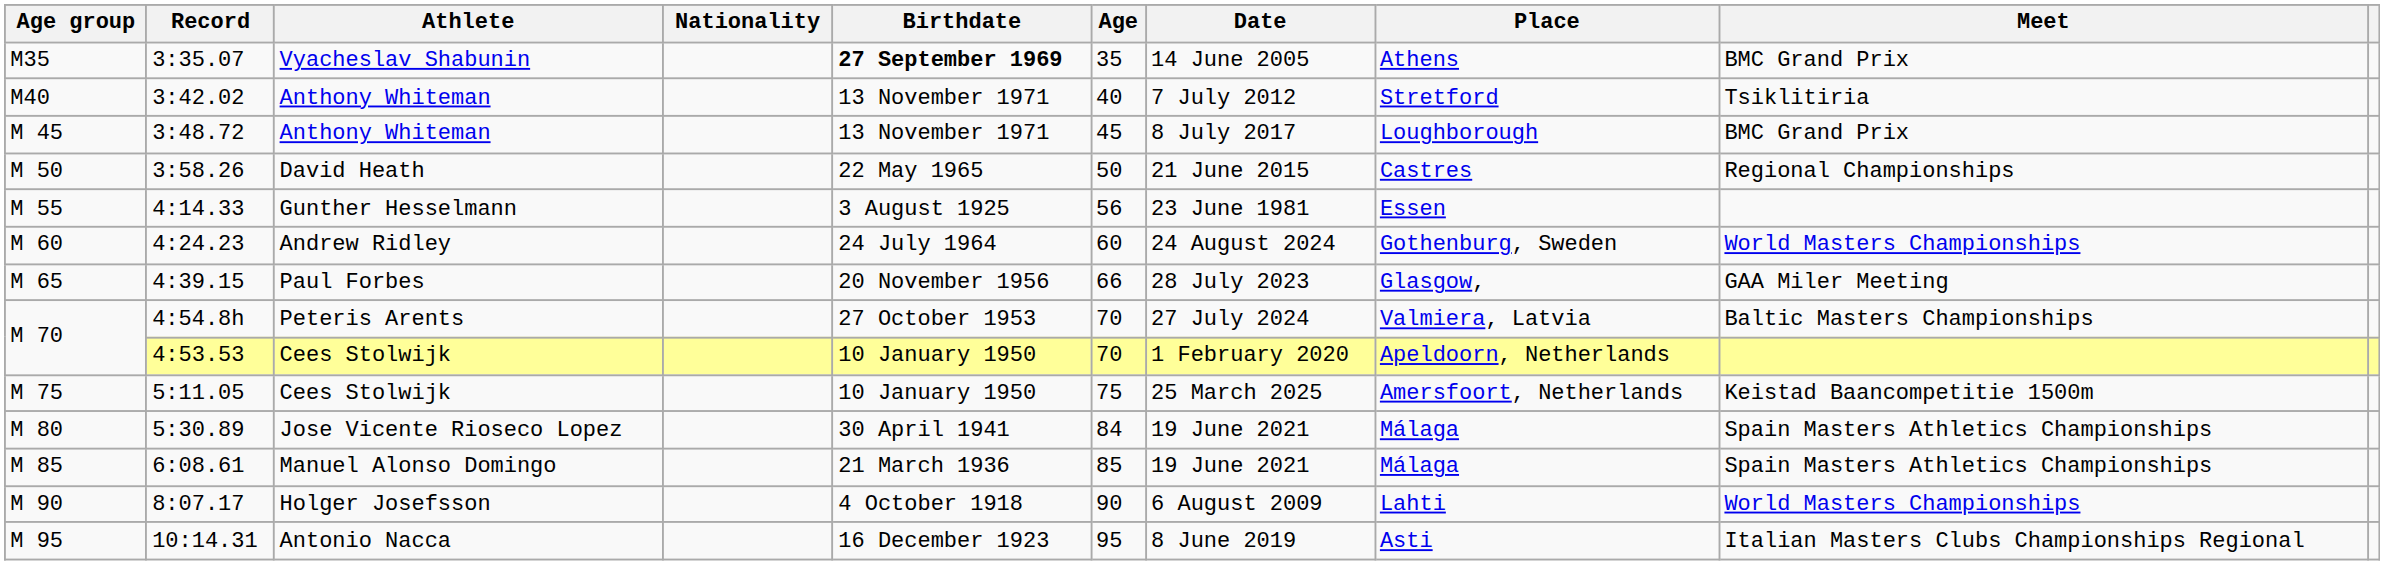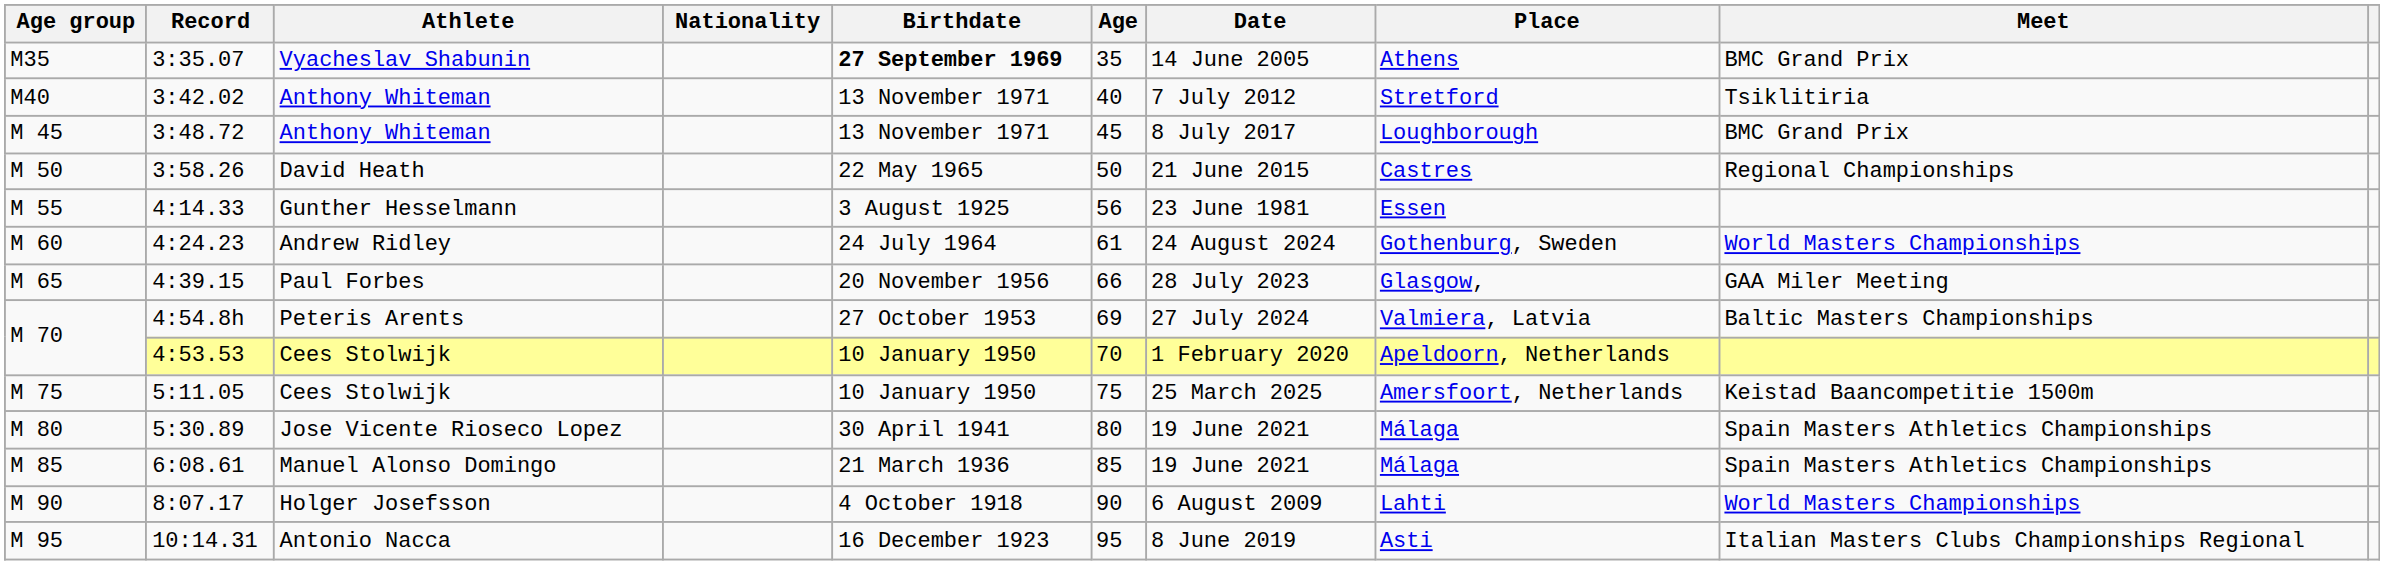(1109, 245) 60 -> (1109, 245) 61
(1109, 319) 70 -> (1109, 319) 69
(1109, 430) 84 -> (1109, 430) 80
